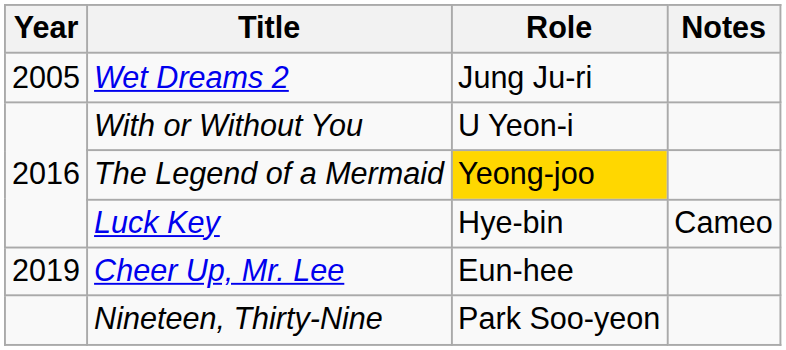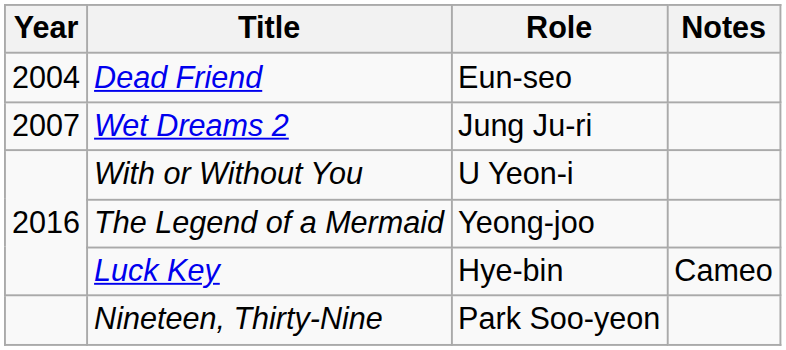+ row: (178, 77)
(46, 77) 2005 -> (46, 125) 2007
(526, 174) gold background -> (526, 222) no background
- row: (219, 271)
